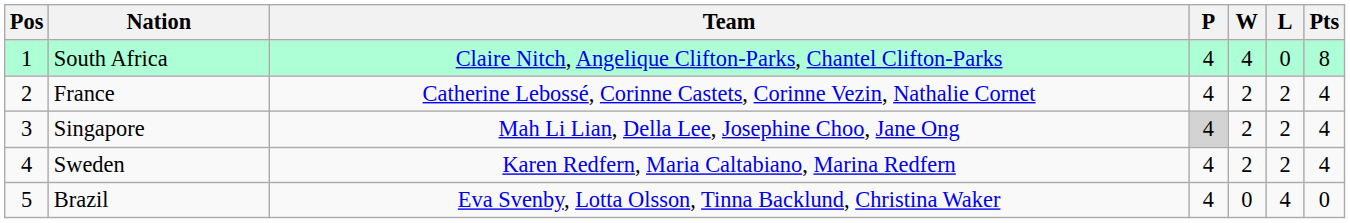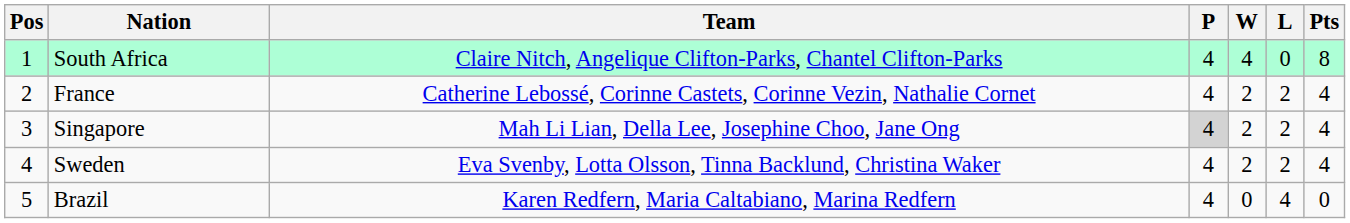(729, 164) Karen Redfern, Maria Caltabiano, Marina Redfern -> (729, 164) Eva Svenby, Lotta Olsson, Tinna Backlund, Christina Waker
(729, 199) Eva Svenby, Lotta Olsson, Tinna Backlund, Christina Waker -> (729, 199) Karen Redfern, Maria Caltabiano, Marina Redfern
